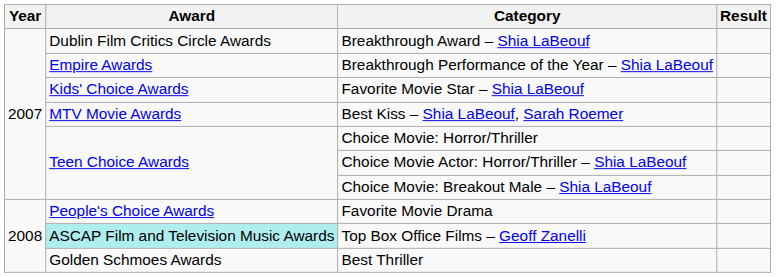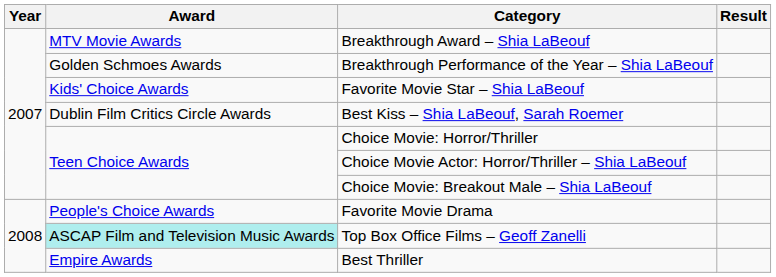(160, 41) Dublin Film Critics Circle Awards -> (115, 41) MTV Movie Awards
(101, 65) Empire Awards -> (135, 65) Golden Schmoes Awards
(115, 114) MTV Movie Awards -> (160, 114) Dublin Film Critics Circle Awards
(135, 260) Golden Schmoes Awards -> (101, 260) Empire Awards
